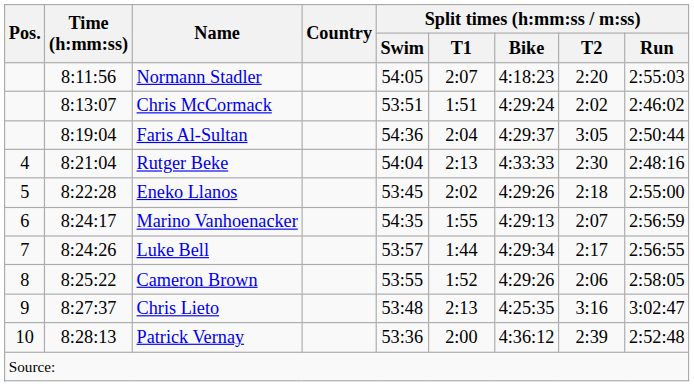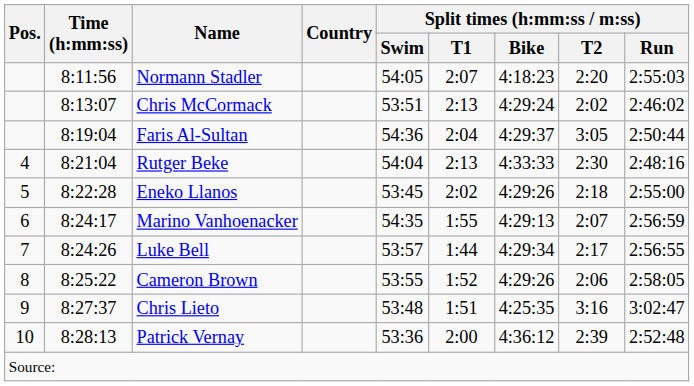(461, 105) 1:51 -> (461, 105) 2:13
(461, 308) 2:13 -> (461, 308) 1:51
